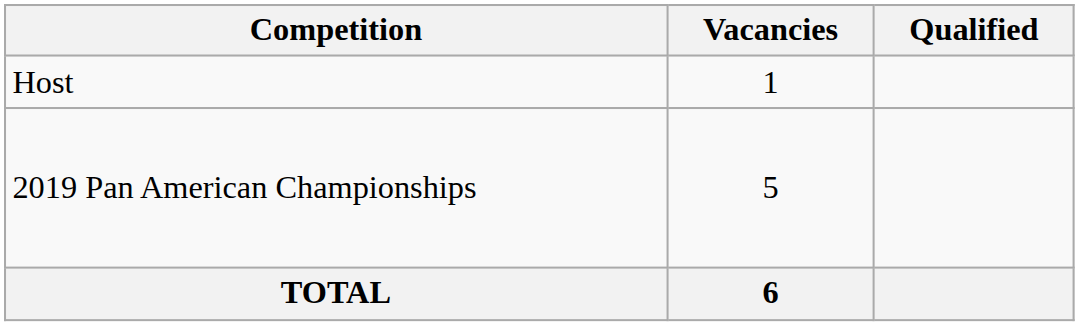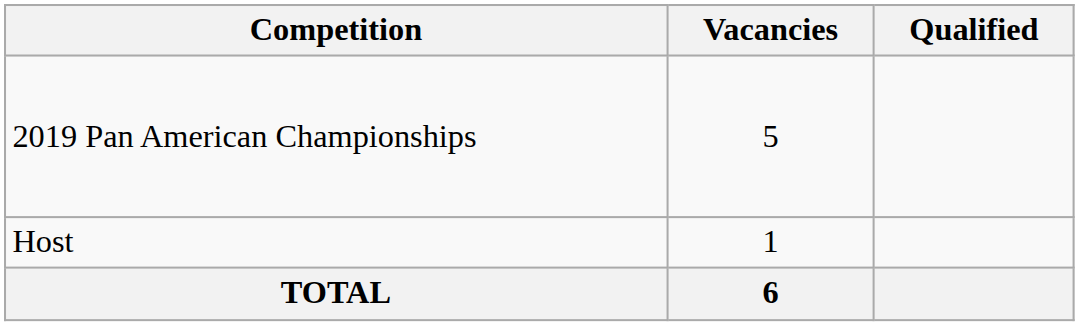rows swapped: (43, 81) <-> (245, 187)
